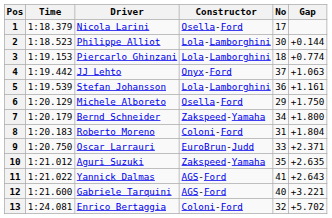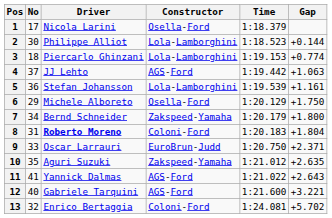columns swapped: (281, 12) <-> (50, 12)
(207, 72) Onyx-Ford -> (170, 72) AGS-Ford
(116, 132) normal -> (82, 132) bold
